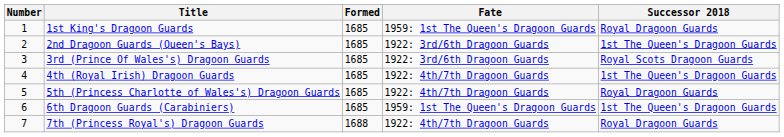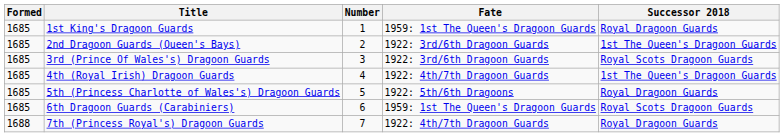columns swapped: (24, 12) <-> (362, 12)
(467, 92) 1922: 4th/7th Dragoon Guards -> (449, 92) 1922: 5th/6th Dragoons
(689, 108) 1st The Queen's Dragoon Guards -> (677, 108) Royal Scots Dragoon Guards
